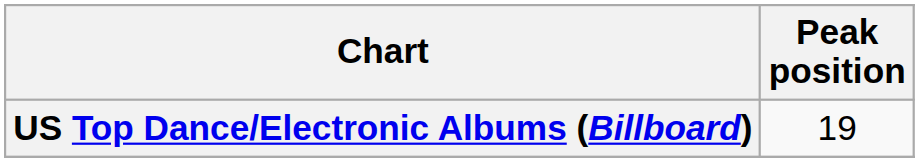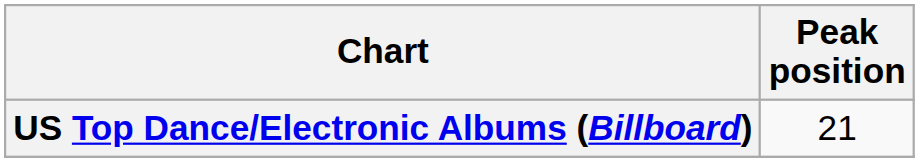(837, 127) 19 -> (837, 127) 21
